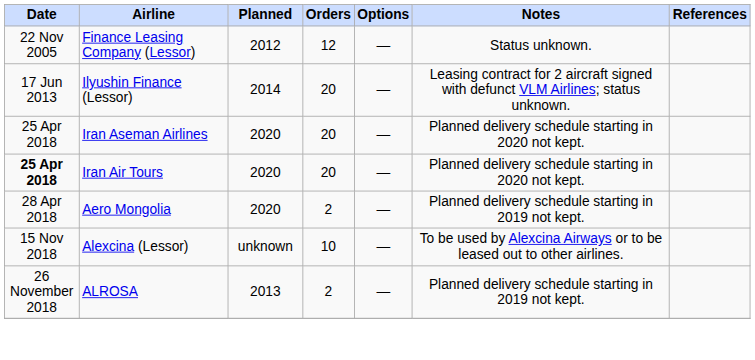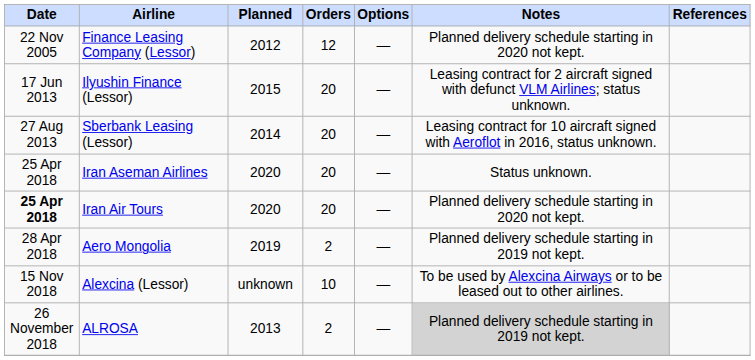(541, 44) Status unknown. -> (541, 44) Planned delivery schedule starting in 2020 not kept.
(265, 90) 2014 -> (265, 90) 2015
+ row: (138, 135)
(541, 135) Planned delivery schedule starting in 2020 not kept. -> (541, 172) Status unknown.
(265, 209) 2020 -> (265, 246) 2019
(541, 292) no background -> (541, 329) lightgrey background
